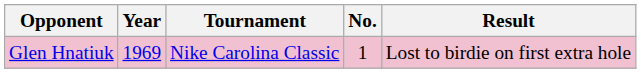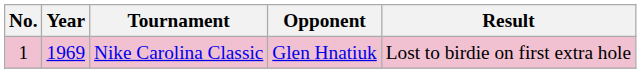columns swapped: (363, 20) <-> (61, 20)
